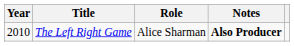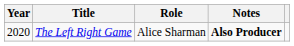(19, 31) 2010 -> (19, 31) 2020
